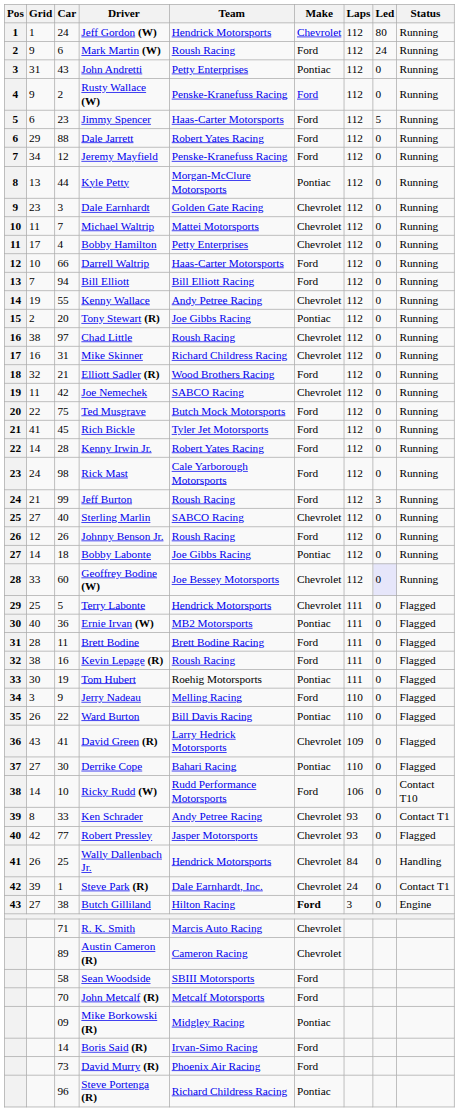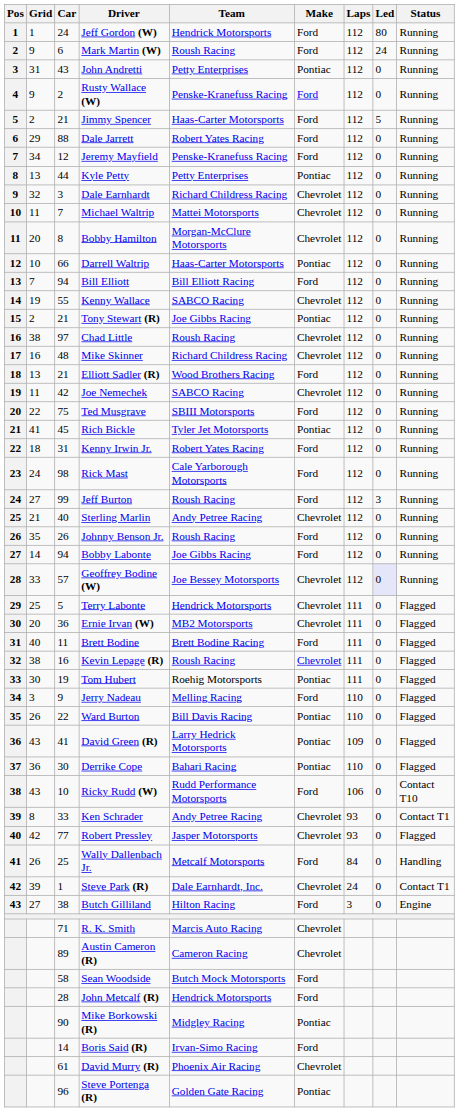(319, 32) Chevrolet -> (308, 32) Ford
(32, 120) 6 -> (32, 120) 2
(63, 120) 23 -> (63, 120) 21
(211, 182) Morgan-McClure Motorsports -> (210, 175) Petty Enterprises
(35, 207) 23 -> (35, 194) 32
(218, 207) Golden Gate Racing -> (229, 194) Richard Childress Racing
(35, 244) 17 -> (35, 237) 20
(60, 244) 4 -> (60, 237) 8
(210, 244) Petty Enterprises -> (211, 237) Morgan-McClure Motorsports
(308, 263) Ford -> (314, 263) Pontiac
(217, 300) Andy Petree Racing -> (208, 300) SABCO Racing
(63, 318) 20 -> (63, 318) 21
(63, 355) 31 -> (63, 355) 48
(35, 374) 32 -> (35, 374) 13
(229, 411) Butch Mock Motorsports -> (213, 411) SBIII Motorsports
(308, 430) Ford -> (314, 430) Pontiac
(35, 448) 14 -> (35, 448) 18
(63, 448) 28 -> (63, 448) 31
(35, 499) 21 -> (35, 499) 27
(35, 517) 27 -> (35, 517) 21
(208, 517) SABCO Racing -> (217, 517) Andy Petree Racing
(35, 536) 12 -> (35, 536) 35
(63, 554) 18 -> (63, 554) 94
(314, 554) Pontiac -> (308, 554) Ford
(63, 579) 60 -> (63, 579) 57
(35, 623) 40 -> (35, 623) 20
(314, 623) Pontiac -> (319, 623) Chevrolet
(35, 642) 28 -> (35, 642) 40
(308, 660) Ford -> (319, 660) Chevrolet
(319, 741) Chevrolet -> (314, 741) Pontiac
(35, 766) 27 -> (35, 766) 36
(35, 791) 14 -> (35, 791) 43
(221, 860) Hendrick Motorsports -> (218, 860) Metcalf Motorsports
(319, 860) Chevrolet -> (308, 860) Ford
(309, 904) bold -> (308, 904) normal
(213, 978) SBIII Motorsports -> (229, 978) Butch Mock Motorsports
(63, 997) 70 -> (63, 997) 28
(218, 997) Metcalf Motorsports -> (221, 997) Hendrick Motorsports
(63, 1022) 09 -> (63, 1022) 90
(63, 1066) 73 -> (63, 1066) 61
(308, 1066) Ford -> (319, 1066) Chevrolet
(229, 1091) Richard Childress Racing -> (218, 1091) Golden Gate Racing
